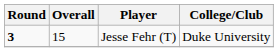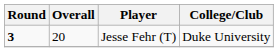(59, 36) 15 -> (59, 36) 20
